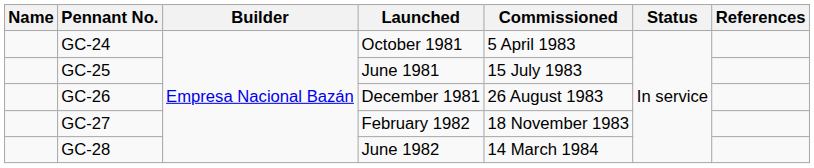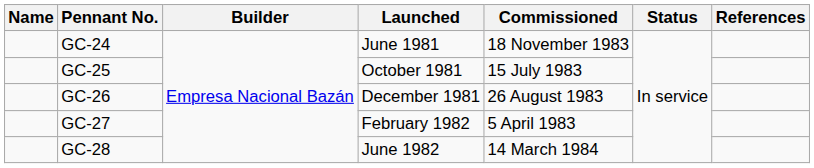(412, 44) October 1981 -> (400, 44) June 1981
(532, 44) 5 April 1983 -> (558, 44) 18 November 1983
(400, 70) June 1981 -> (412, 70) October 1981
(558, 123) 18 November 1983 -> (532, 123) 5 April 1983
